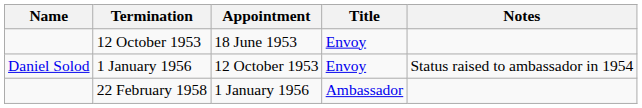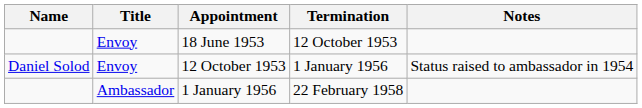columns swapped: (364, 16) <-> (152, 16)
